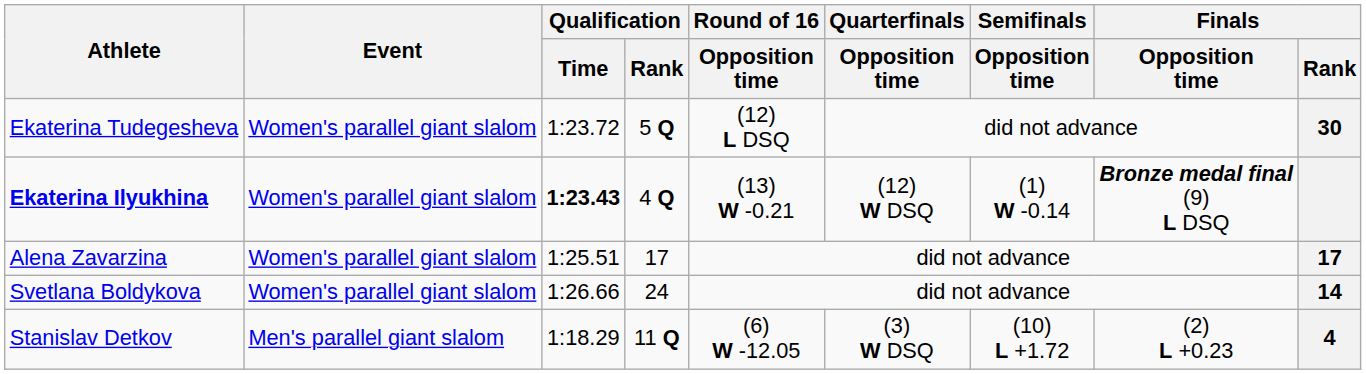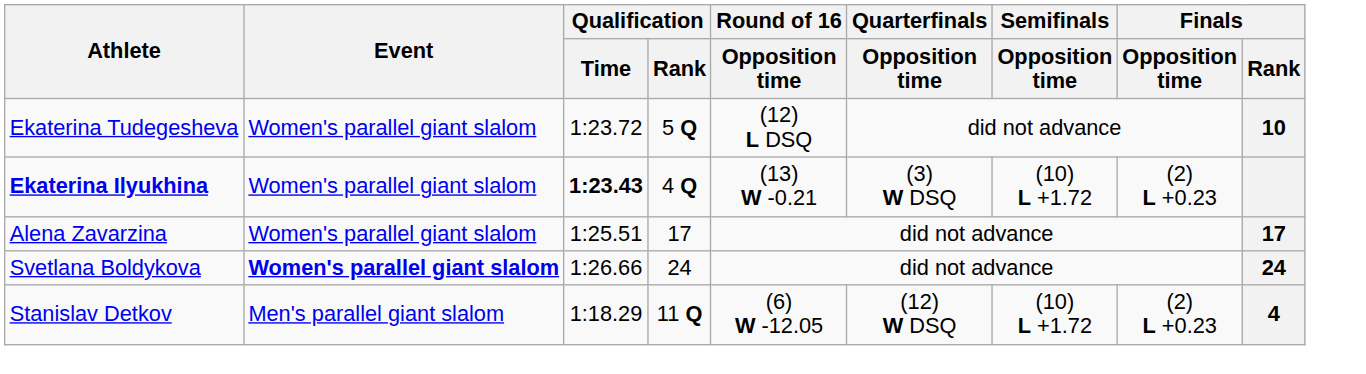(1330, 127) 30 -> (1274, 127) 10
(897, 198) (12) W DSQ -> (920, 186) (3) W DSQ
(1032, 198) (1) W -0.14 -> (1055, 186) (10) L +1.72
(1196, 198) Bronze medal final (9) L DSQ -> (1180, 186) (2) L +0.23
(392, 292) normal -> (404, 267) bold
(1330, 292) 14 -> (1274, 267) 24
(897, 338) (3) W DSQ -> (920, 314) (12) W DSQ
